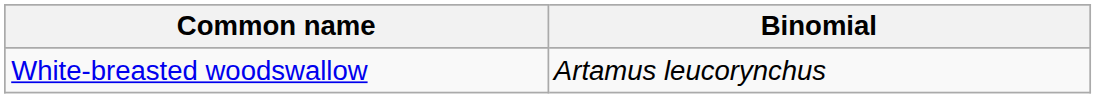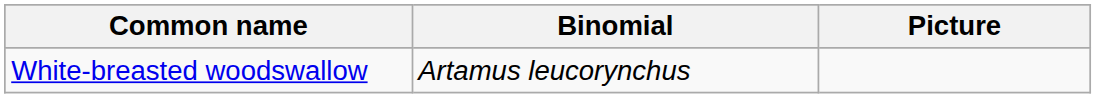+ column: (955, 26)
